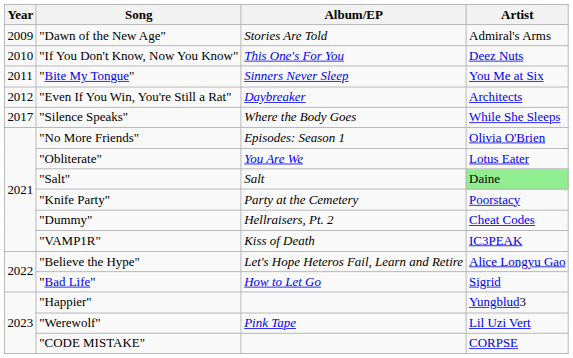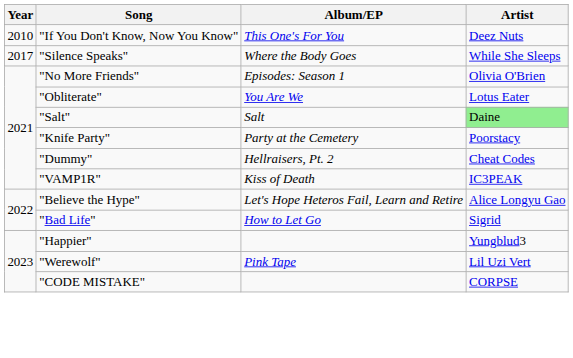- row: (103, 35)
- row: (87, 76)
- row: (135, 96)
